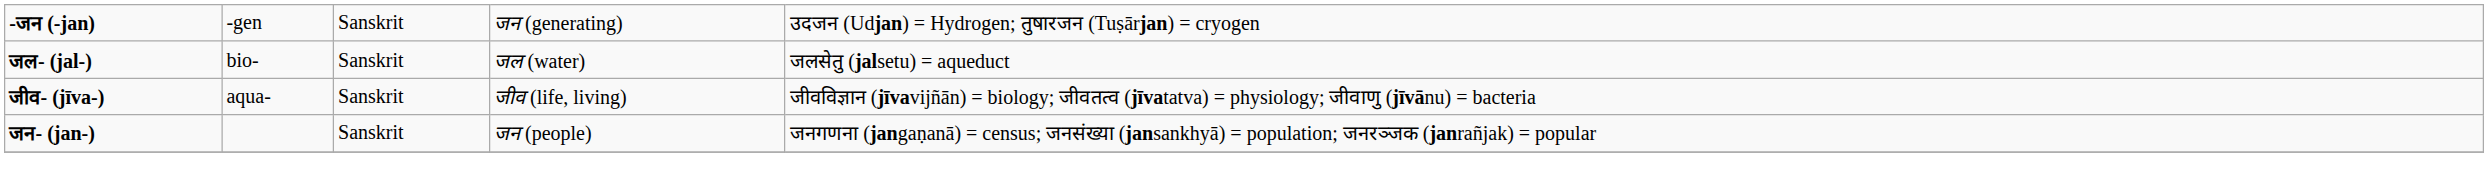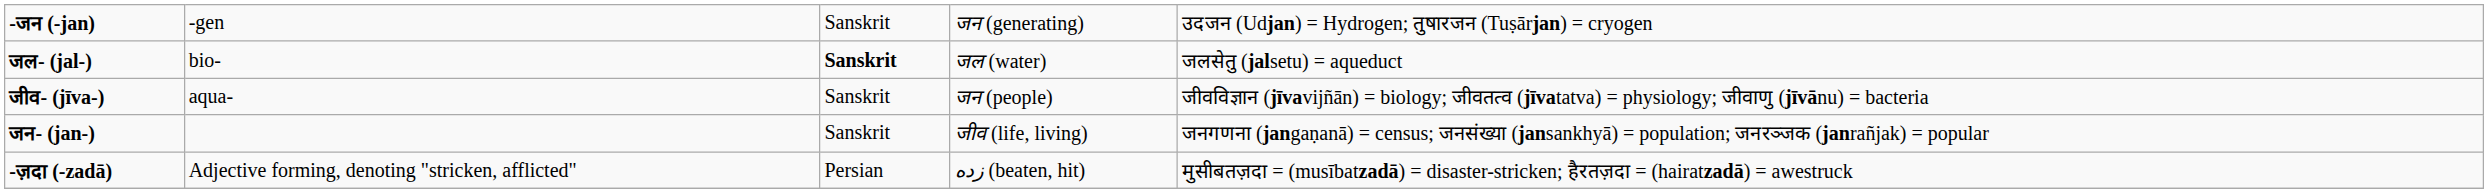(371, 59) normal -> (861, 59) bold
(560, 97) जीव (life, living) -> (1004, 97) जन (people)
(543, 134) जन (people) -> (1021, 134) जीव (life, living)
+ row: (61, 170)
